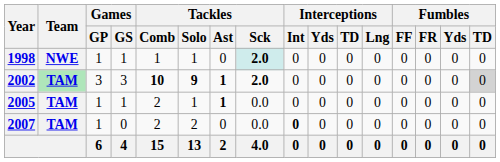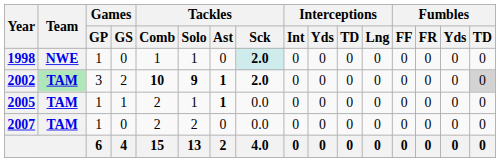(124, 59) 1 -> (124, 59) 0
(124, 80) 3 -> (124, 80) 2
(296, 124) bold -> (296, 124) normal
